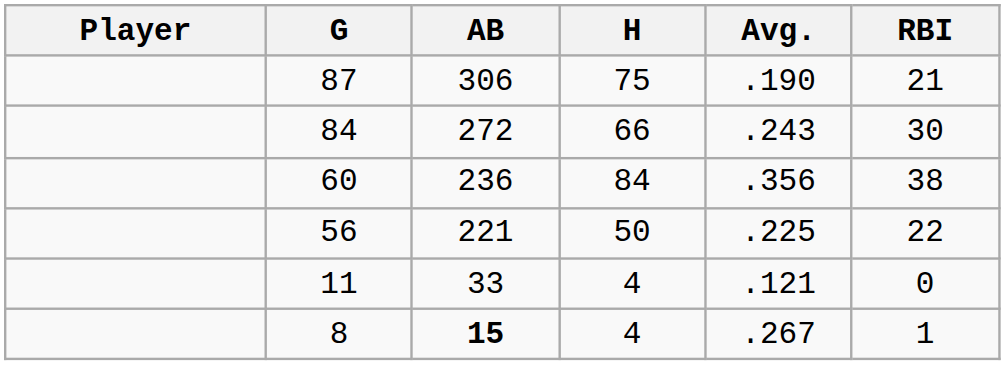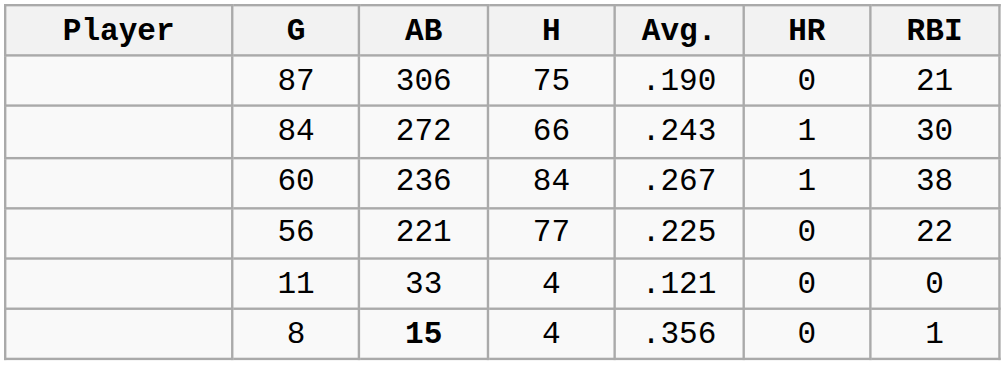+ column: (807, 31)
(779, 182) .356 -> (679, 182) .267
(632, 233) 50 -> (551, 233) 77
(779, 334) .267 -> (679, 334) .356
